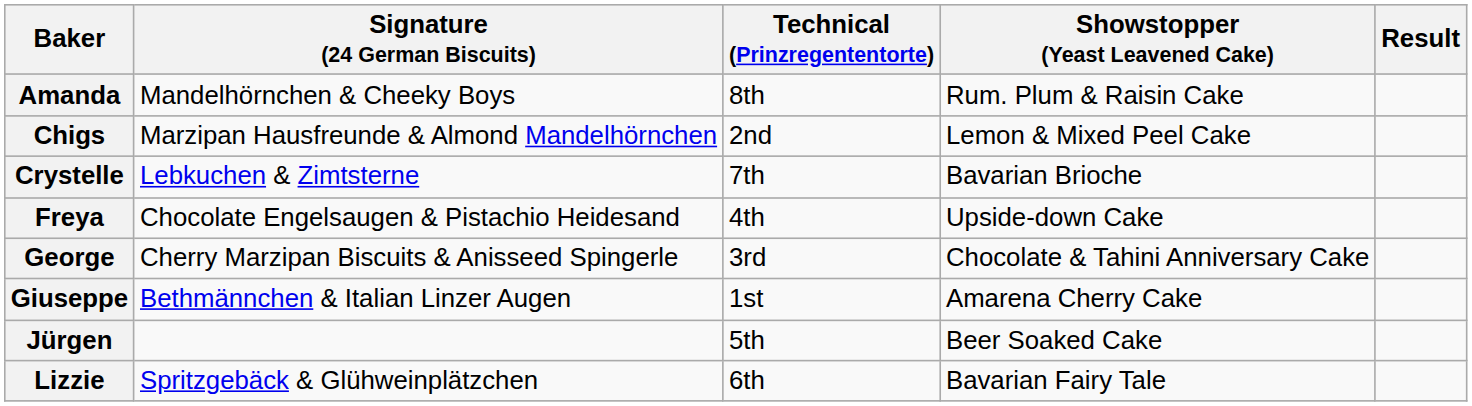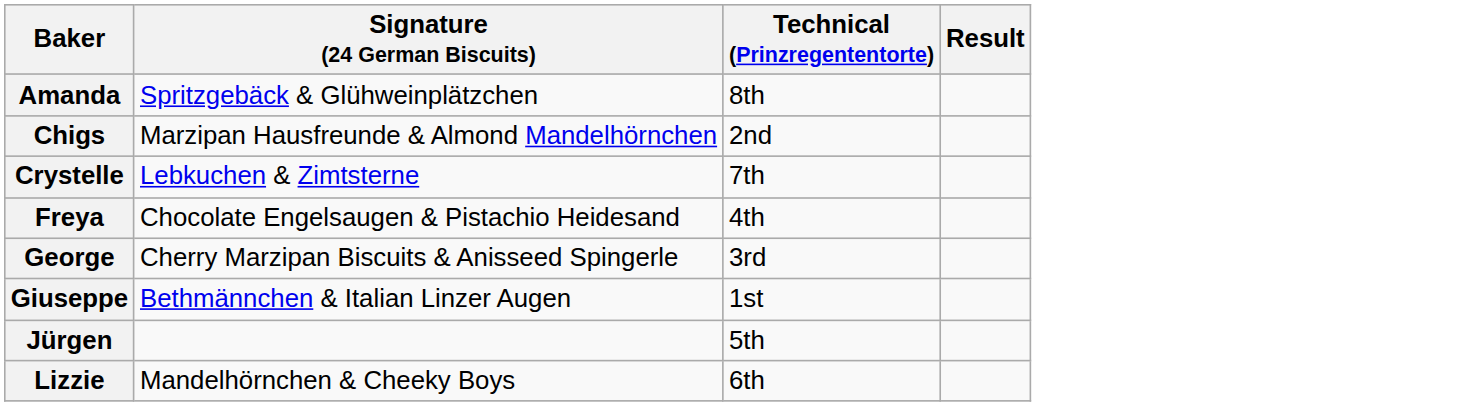- column: (1158, 39)
(328, 94) Mandelhörnchen & Cheeky Boys -> (339, 94) Spritzgebäck & Glühweinplätzchen
(339, 380) Spritzgebäck & Glühweinplätzchen -> (328, 380) Mandelhörnchen & Cheeky Boys
